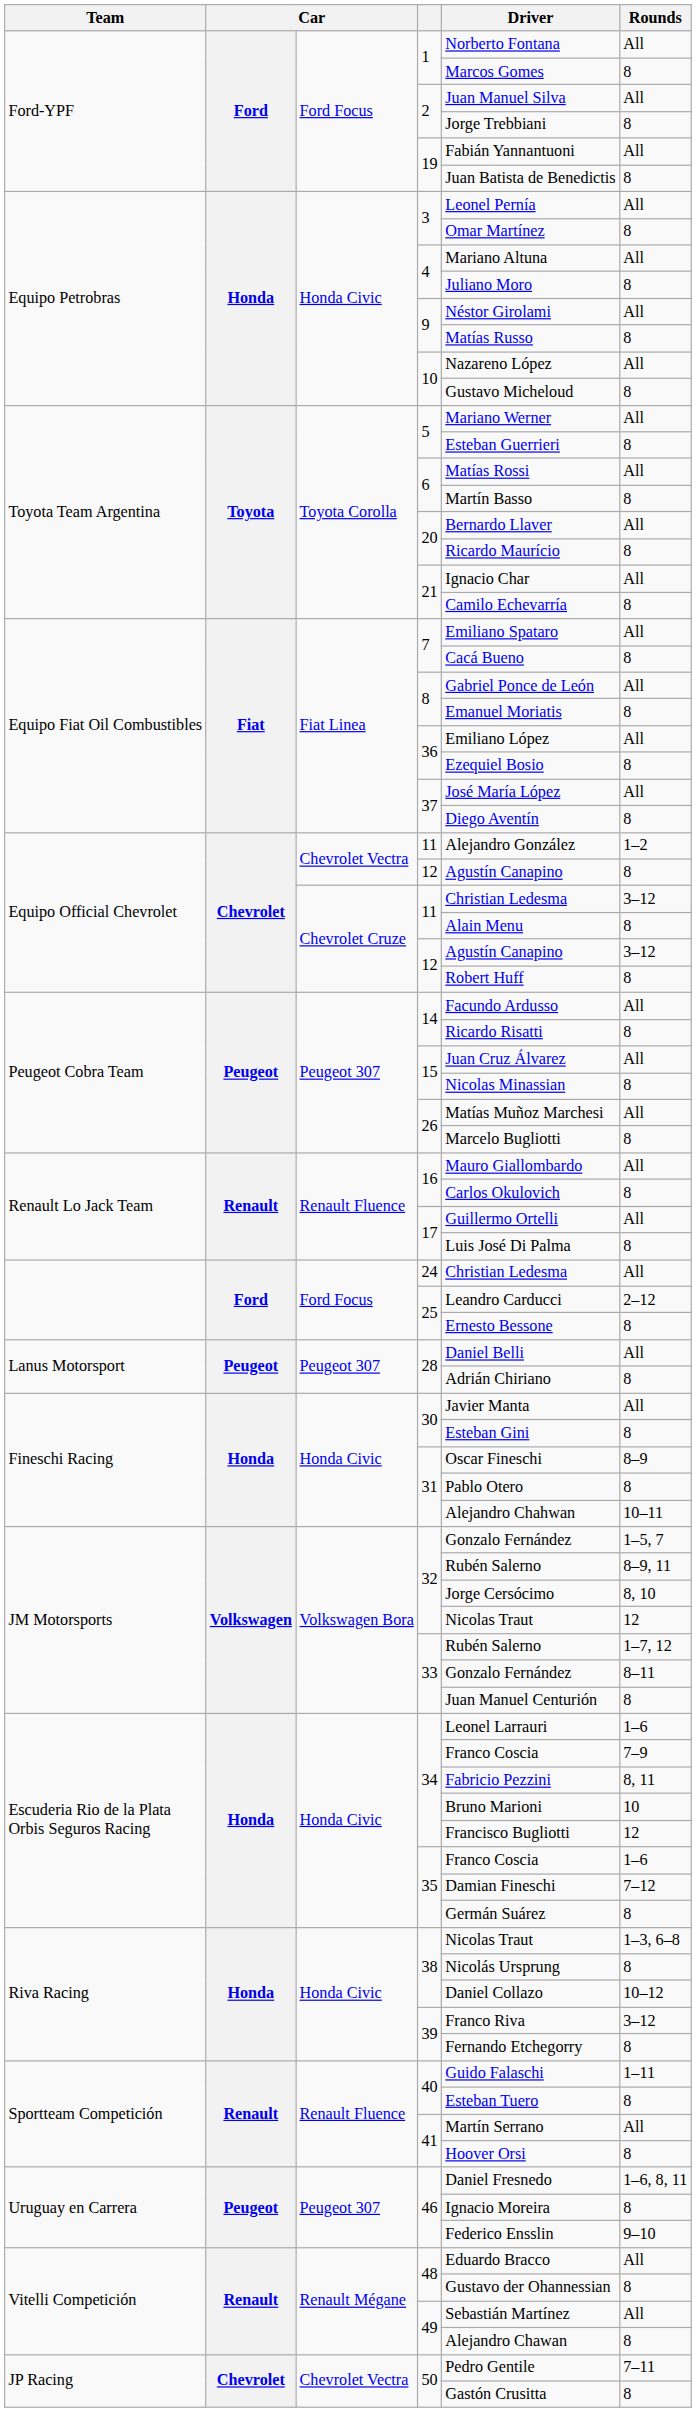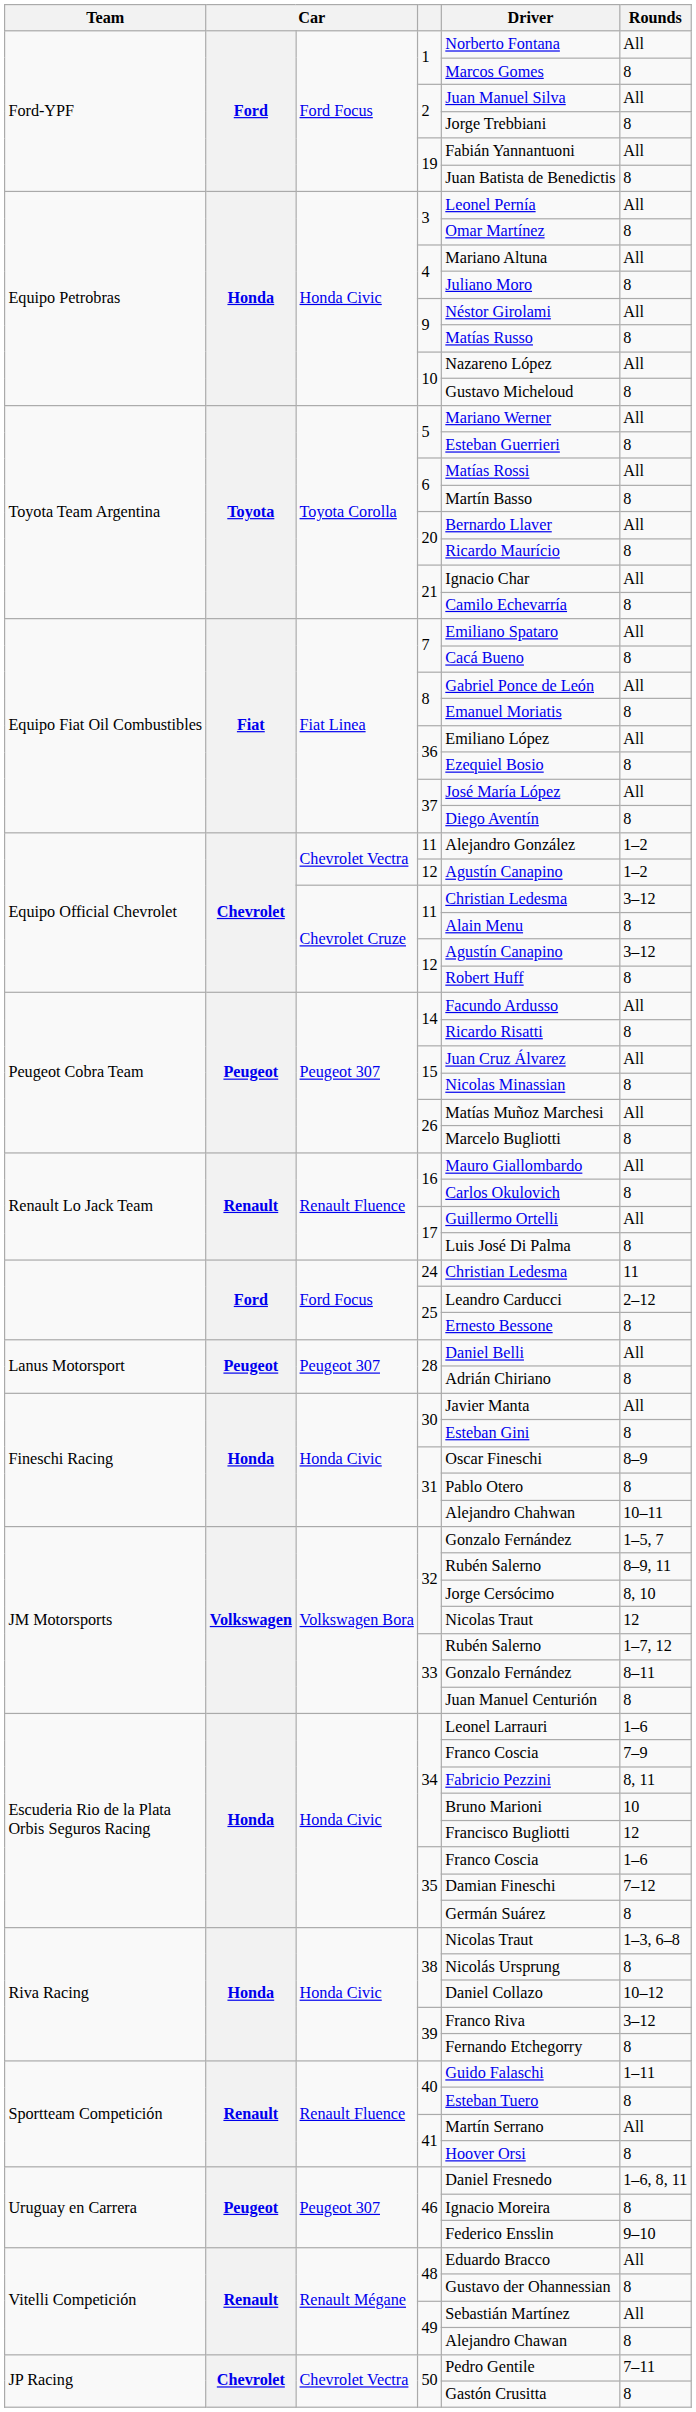(627, 871) 8 -> (635, 871) 1–2
(634, 1272) All -> (631, 1272) 11
